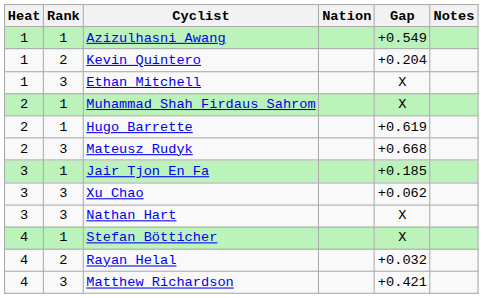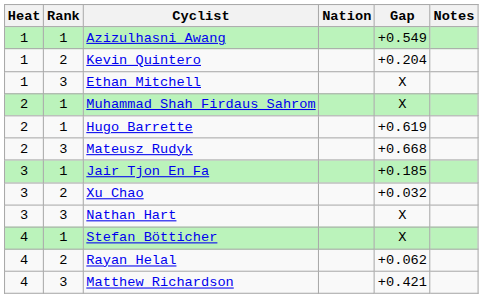(63, 194) 3 -> (63, 194) 2
(402, 194) +0.062 -> (402, 194) +0.032
(402, 260) +0.032 -> (402, 260) +0.062
